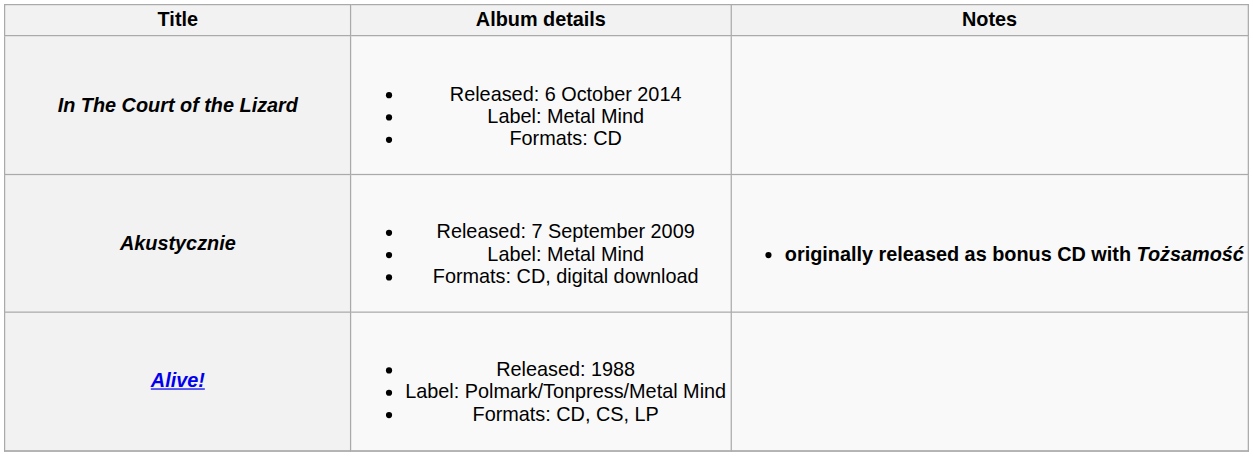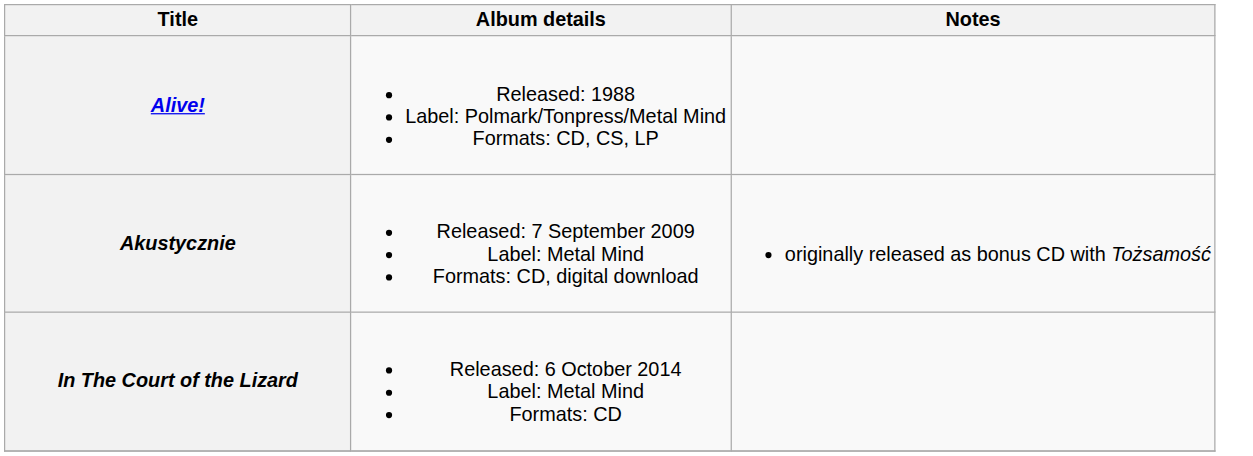rows swapped: (178, 381) <-> (178, 105)
(990, 254) bold -> (973, 254) normal
